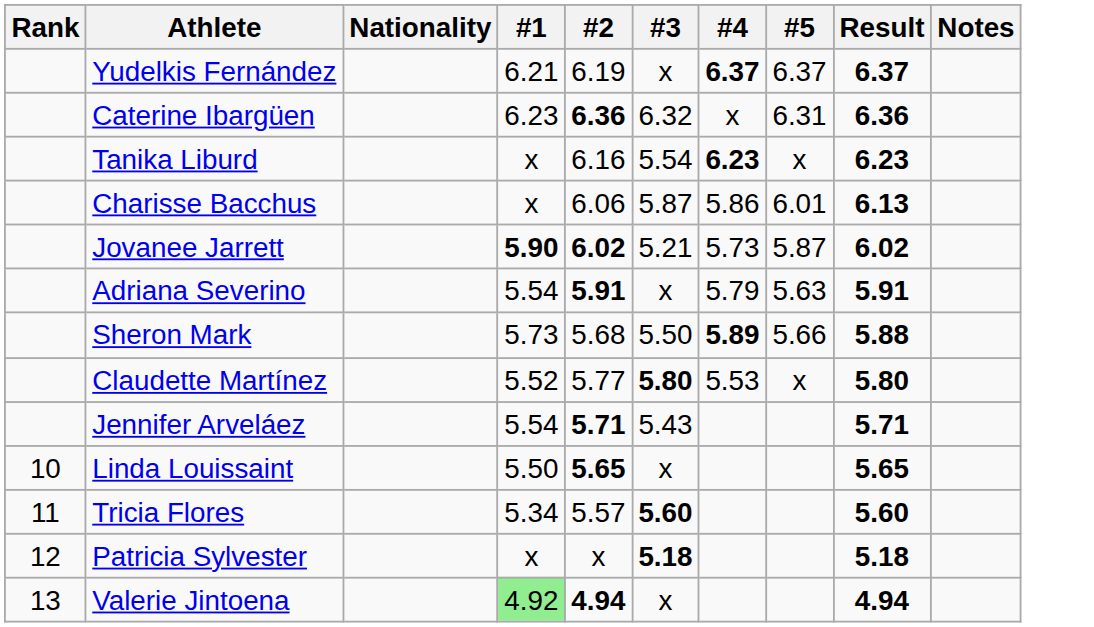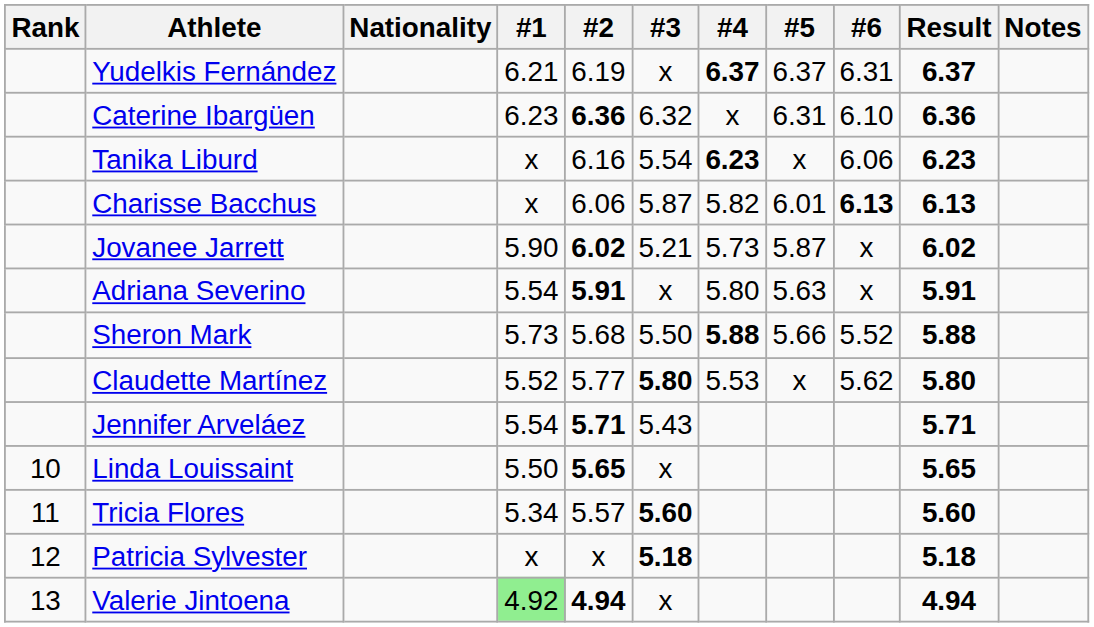+ column: (867, 27)
(732, 203) 5.86 -> (732, 203) 5.82
(531, 247) bold -> (531, 247) normal
(732, 291) 5.79 -> (732, 291) 5.80
(732, 335) 5.89 -> (732, 335) 5.88
